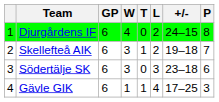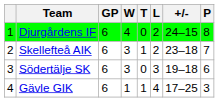(182, 50) 19–18 -> (182, 50) 23–18
(182, 69) 23–18 -> (182, 69) 19–18
